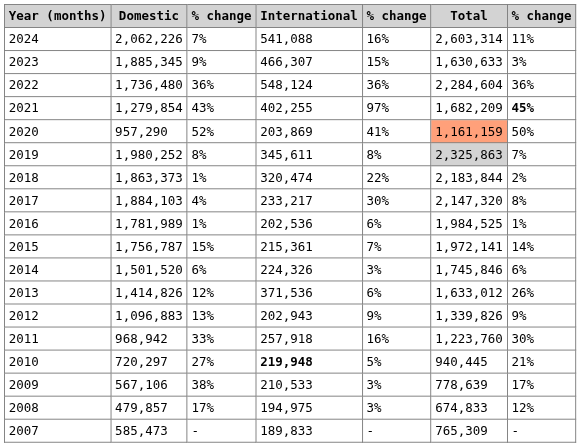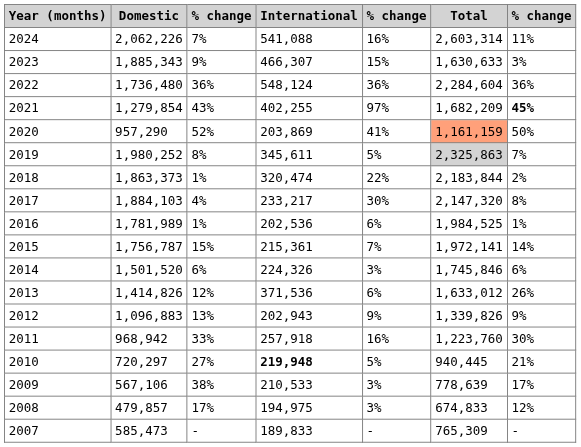(149, 62) 1,885,345 -> (149, 62) 1,885,343
(374, 154) 8% -> (374, 154) 5%
